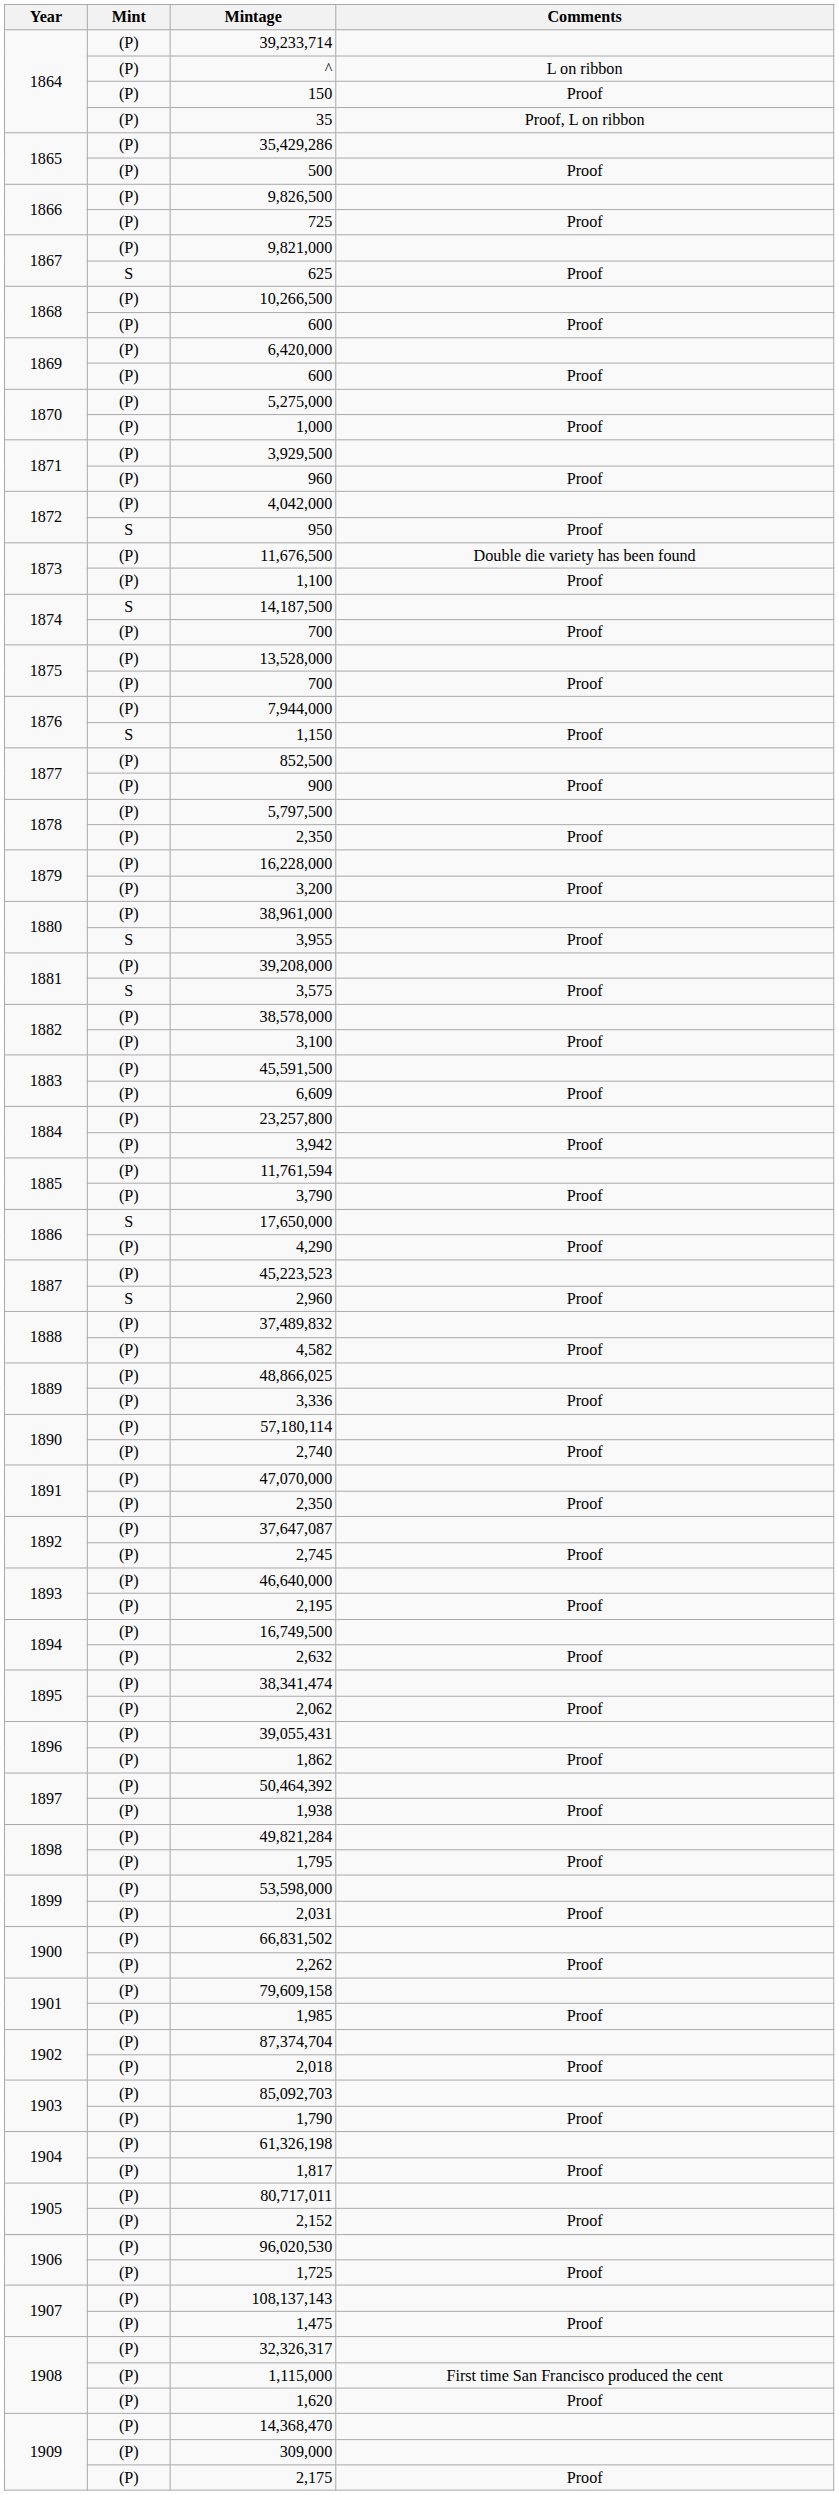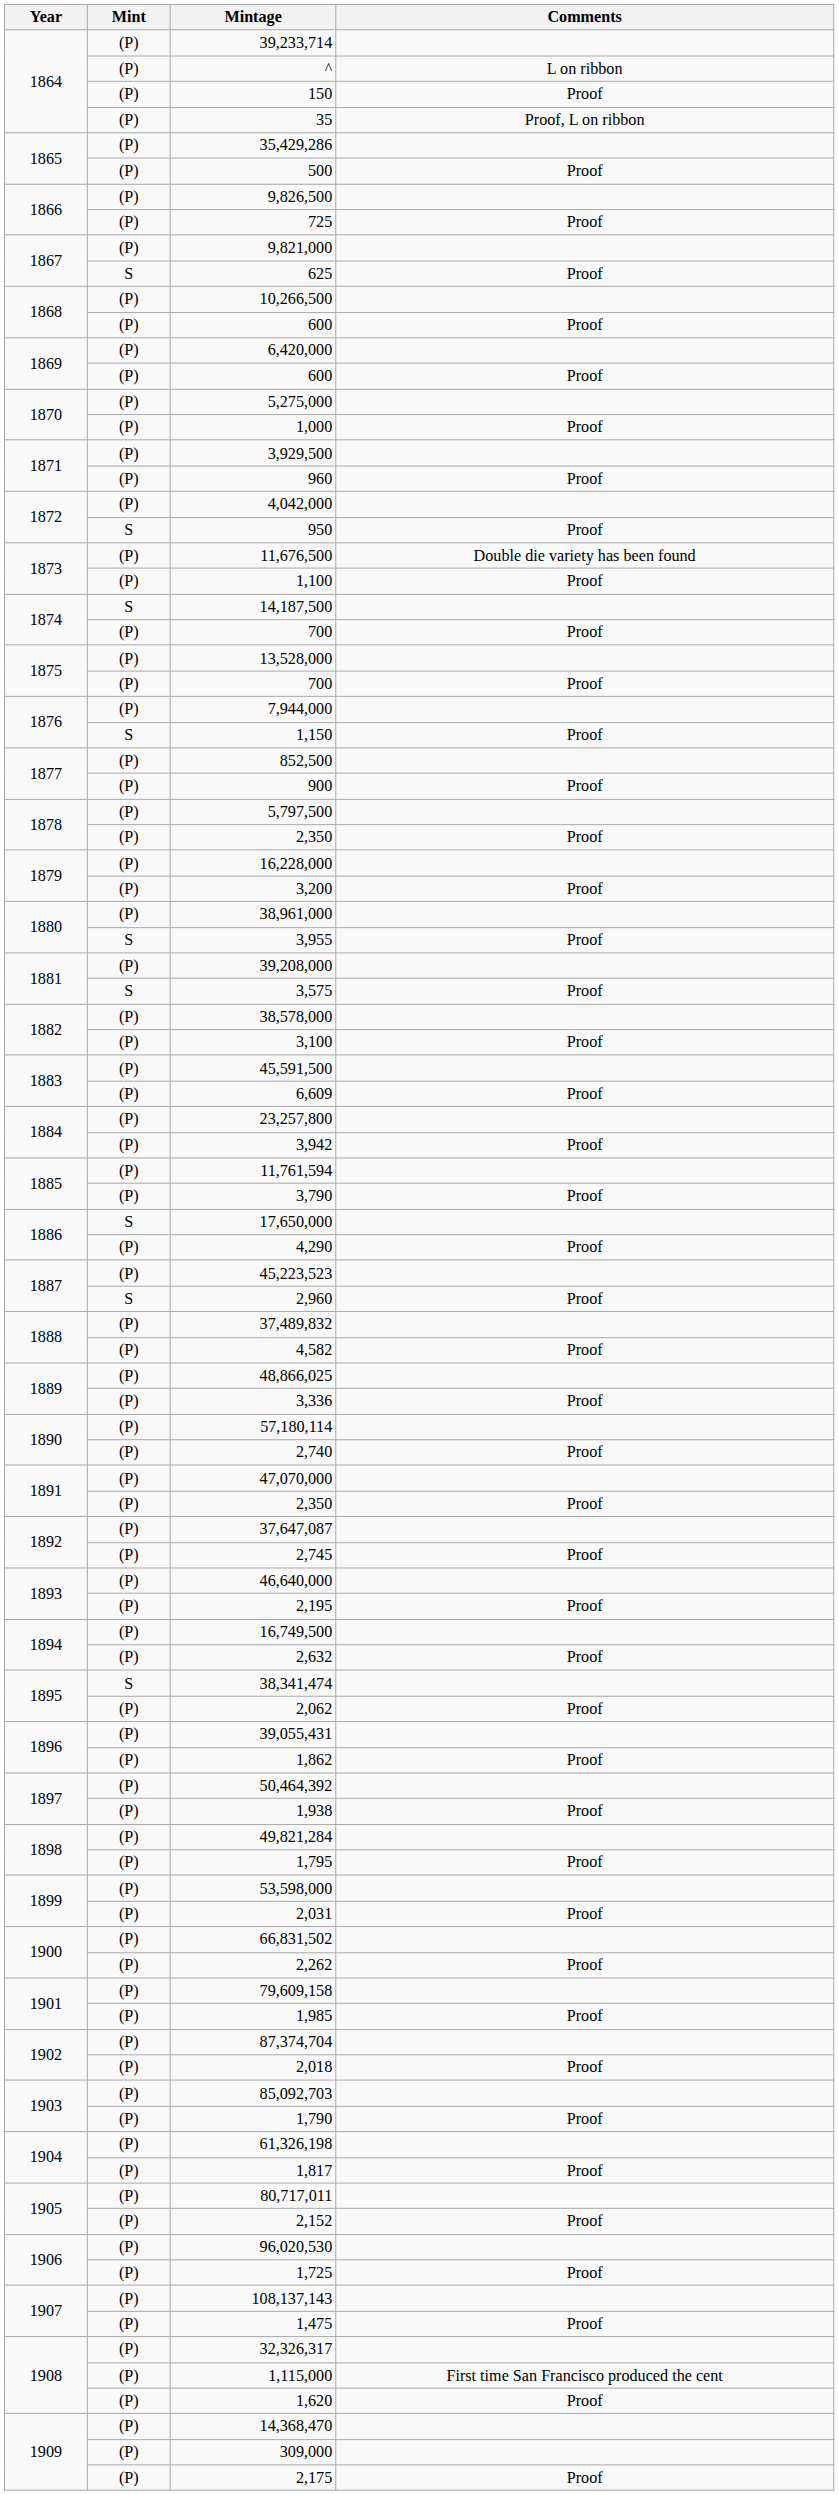(129, 1683) (P) -> (129, 1683) S
